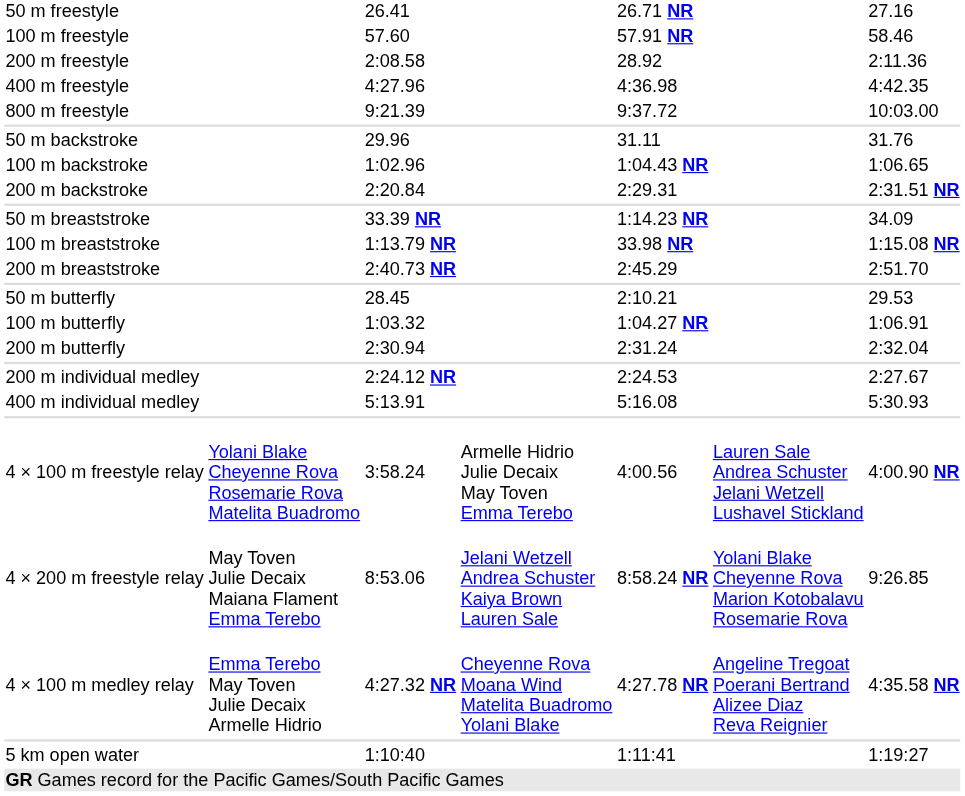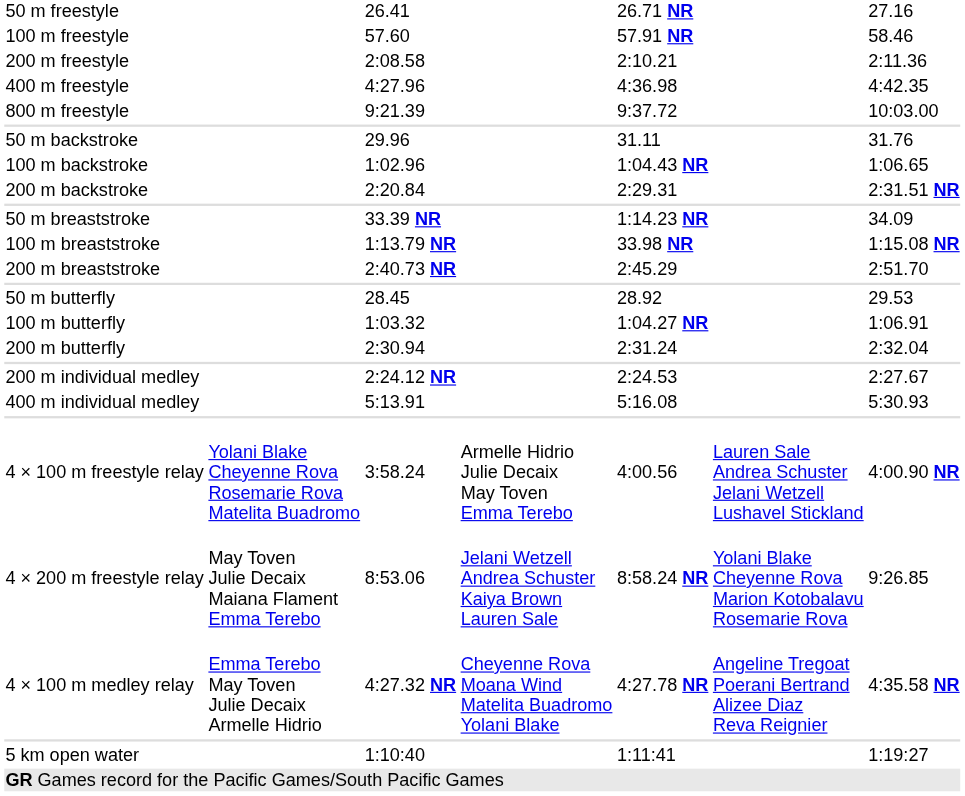(640, 61) 28.92 -> (647, 61) 2:10.21
(647, 298) 2:10.21 -> (640, 298) 28.92
